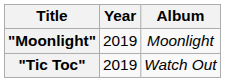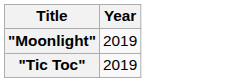- column: (180, 16)
